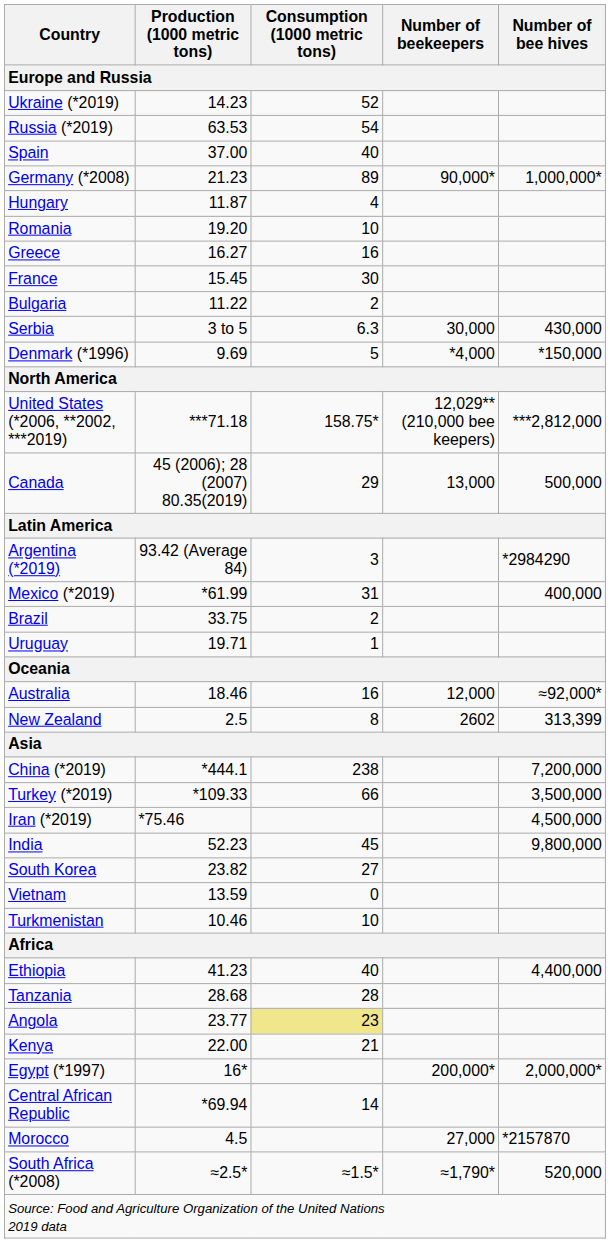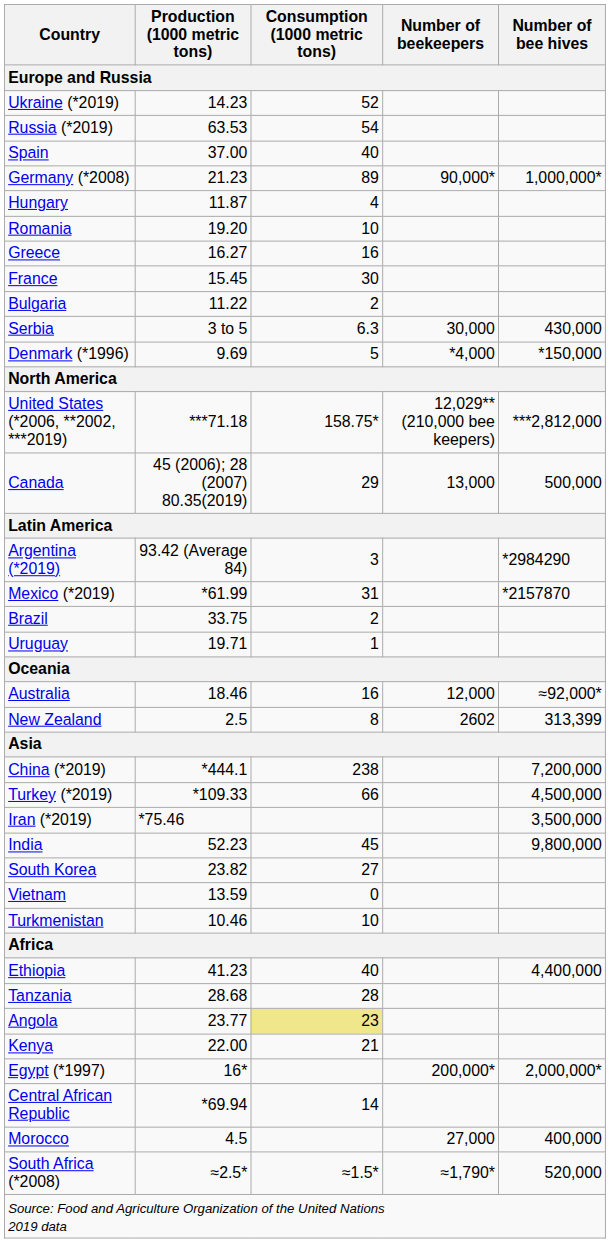(573, 593) 400,000 -> (536, 593) *2157870
(567, 794) 3,500,000 -> (567, 794) 4,500,000
(567, 820) 4,500,000 -> (567, 820) 3,500,000
(536, 1139) *2157870 -> (573, 1139) 400,000
